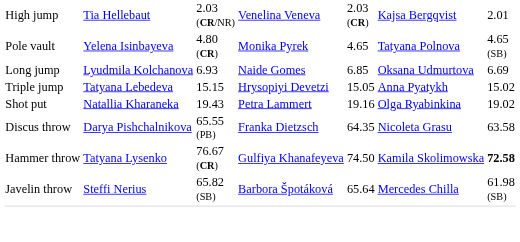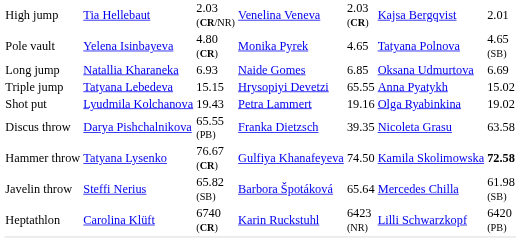(138, 69) Lyudmila Kolchanova -> (131, 69) Natallia Kharaneka
(361, 86) 15.05 -> (361, 86) 65.55
(131, 103) Natallia Kharaneka -> (138, 103) Lyudmila Kolchanova
(361, 127) 64.35 -> (361, 127) 39.35
+ row: (33, 220)
